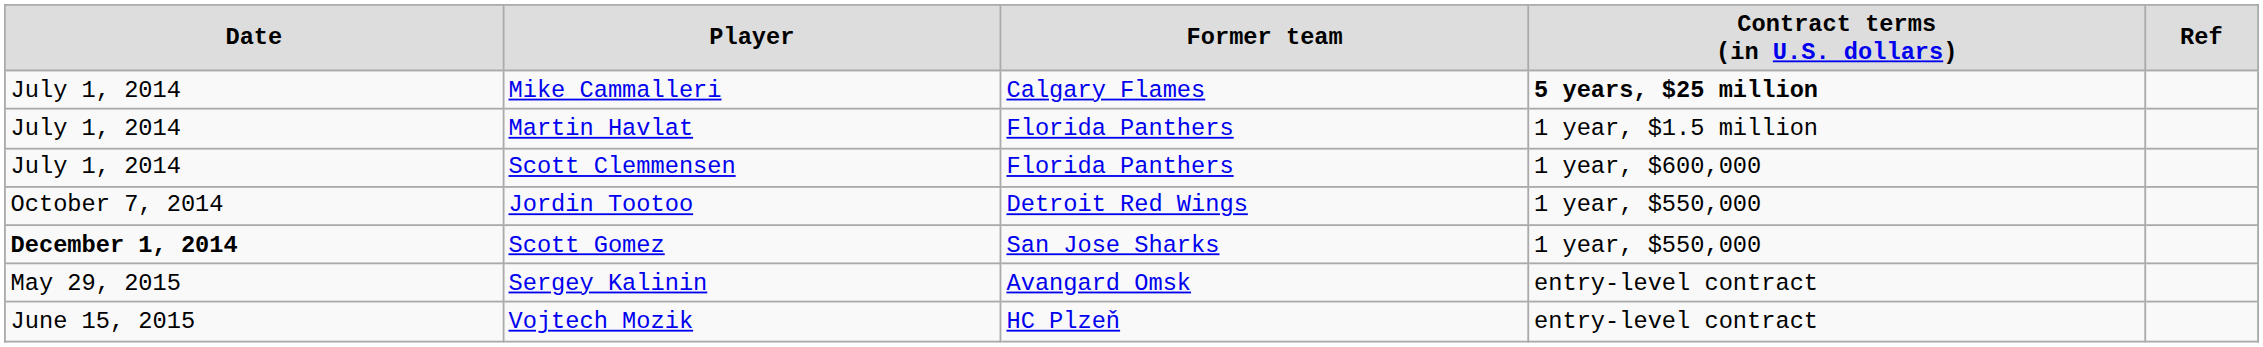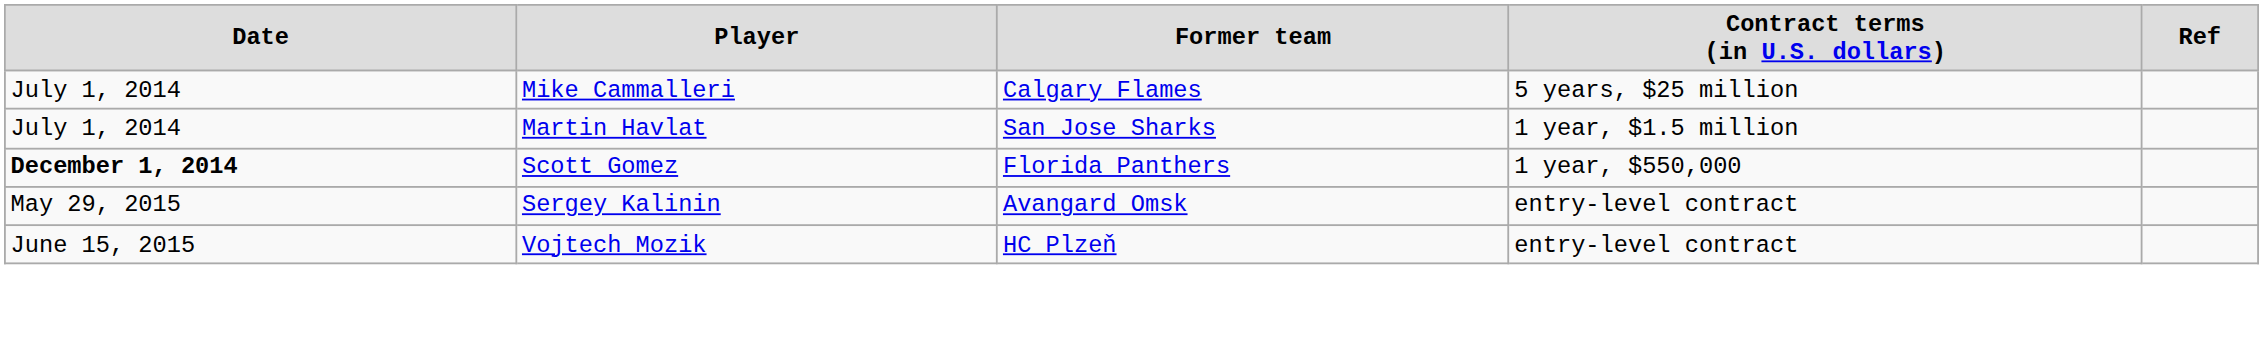(1676, 90) bold -> (1656, 90) normal
(1120, 129) Florida Panthers -> (1109, 129) San Jose Sharks
- row: (622, 167)
- row: (601, 206)
(1113, 244) San Jose Sharks -> (1117, 167) Florida Panthers
